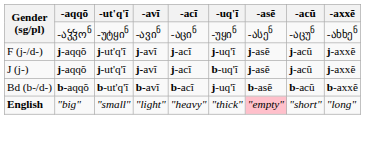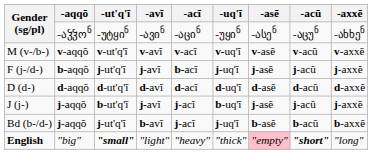+ row: (28, 51)
(72, 51) j-aqqõ -> (73, 69) b-aqqõ
(181, 51) j-acĩ -> (186, 69) b-acĩ
+ row: (21, 87)
(111, 69) j-ut'q'ĩ -> (113, 105) b-ut'q'ĩ
(73, 87) b-aqqõ -> (72, 122) j-aqqõ
(113, 87) b-ut'q'ĩ -> (111, 122) j-ut'q'ĩ
(182, 87) b-acĩ -> (185, 122) j-acĩ
(114, 105) normal -> (116, 140) bold
(305, 105) normal -> (311, 140) bold
